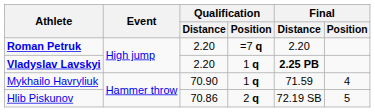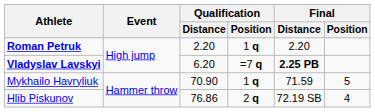(251, 47) =7 q -> (251, 47) 1 q
(204, 64) 2.20 -> (204, 64) 6.20
(251, 64) 1 q -> (251, 64) =7 q
(347, 82) 4 -> (347, 82) 5
(204, 99) 70.86 -> (204, 99) 76.86
(347, 99) 5 -> (347, 99) 4
